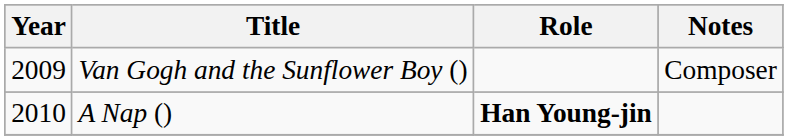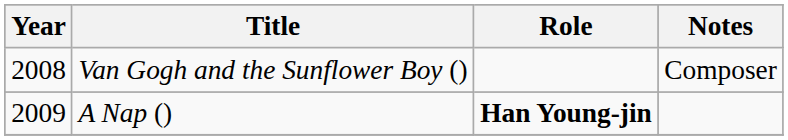(39, 69) 2009 -> (39, 69) 2008
(39, 112) 2010 -> (39, 112) 2009
